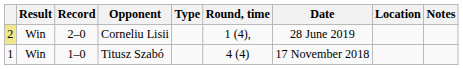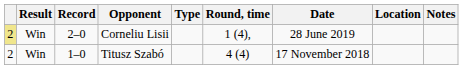(10, 54) 1 -> (10, 54) 2
